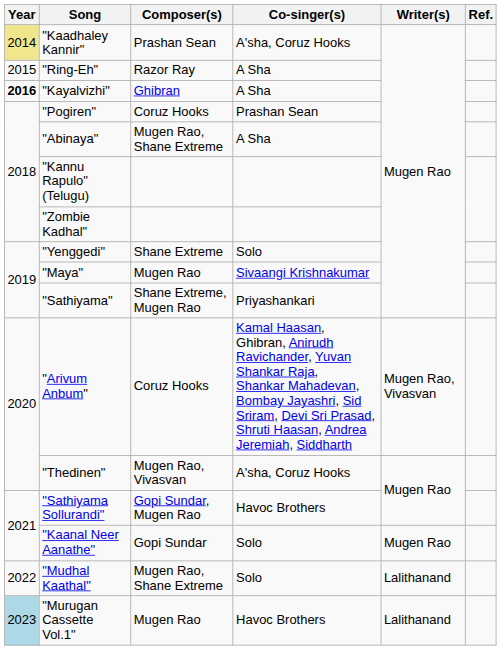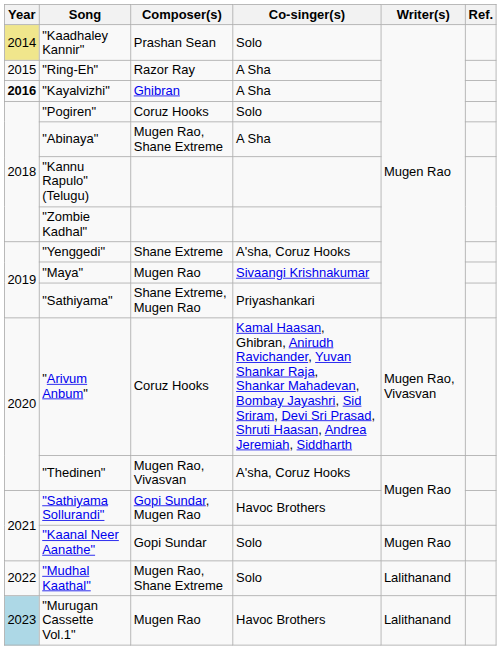(293, 42) A'sha, Coruz Hooks -> (249, 42) Solo
(277, 111) Prashan Sean -> (249, 111) Solo
(249, 252) Solo -> (293, 252) A'sha, Coruz Hooks
